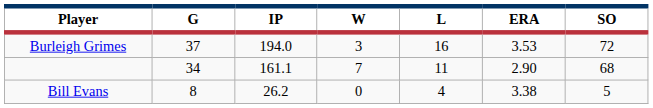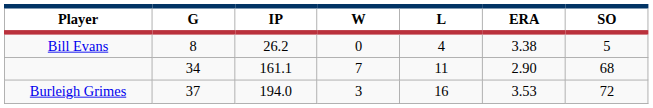rows swapped: (78, 45) <-> (78, 91)
